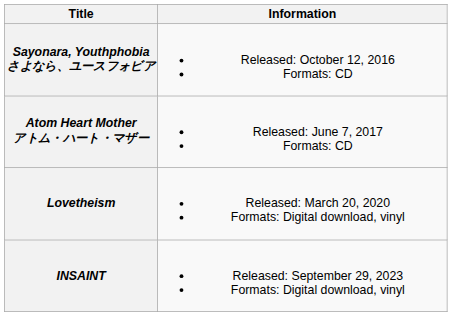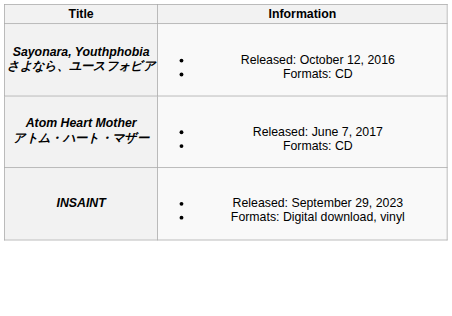- row: (81, 203)
